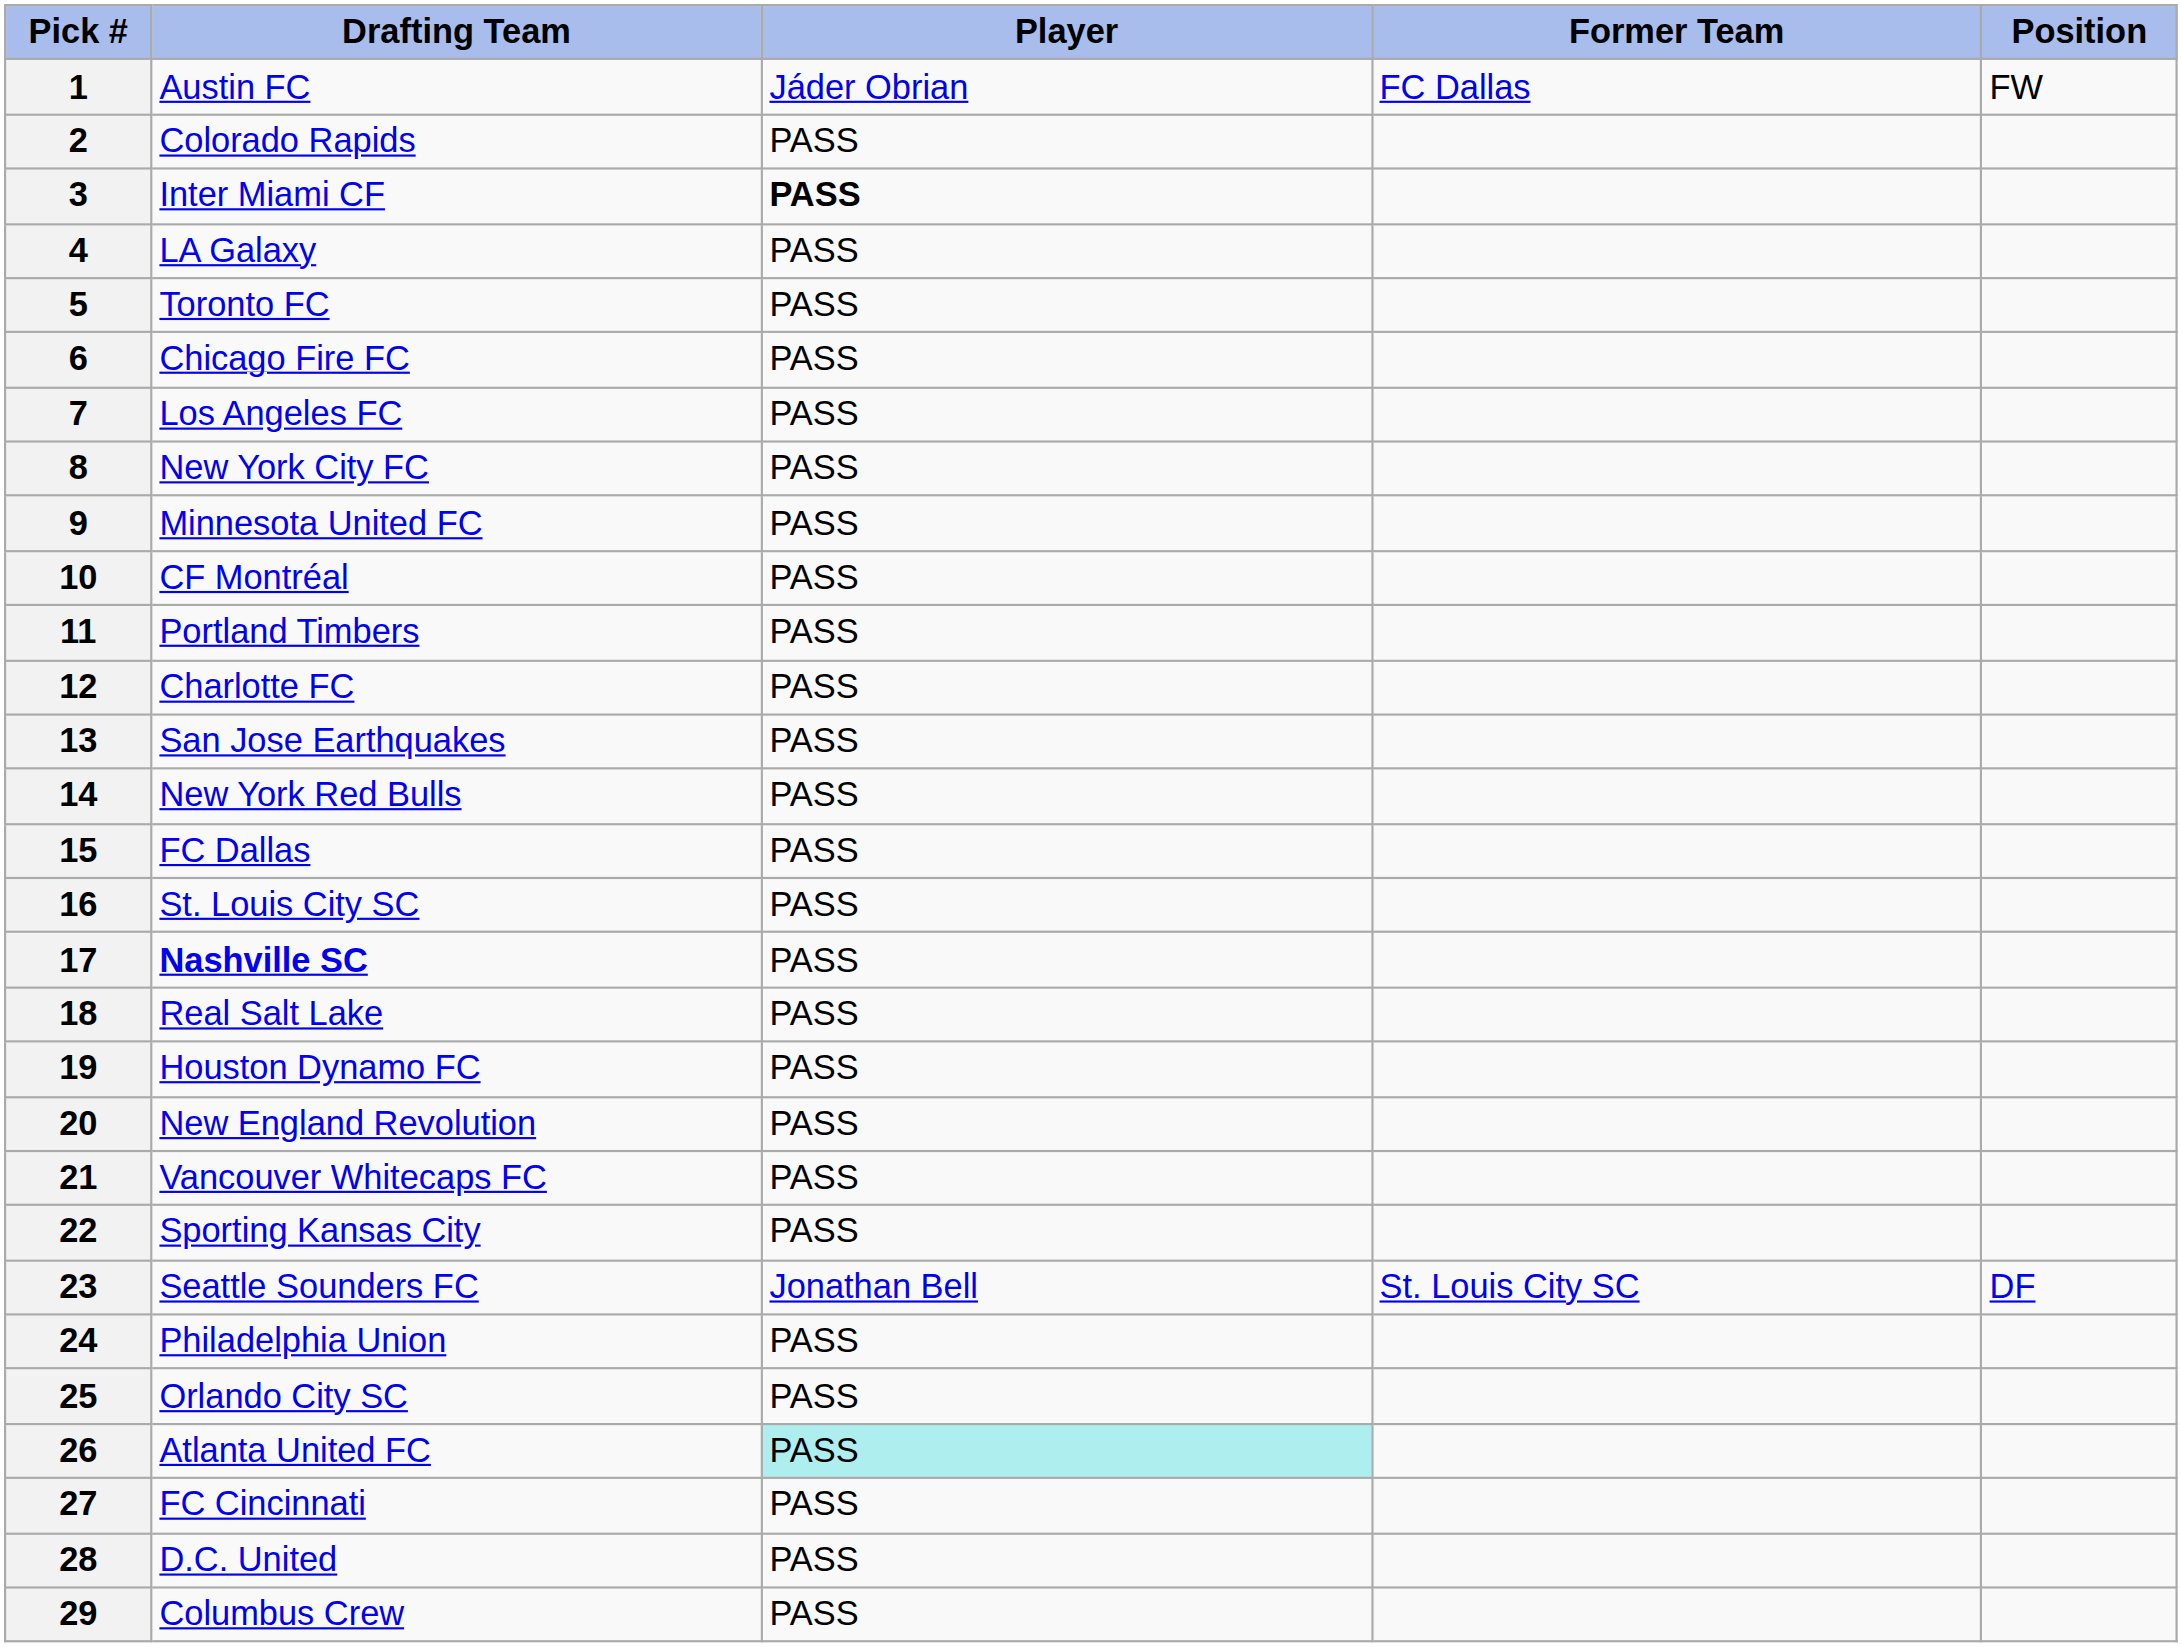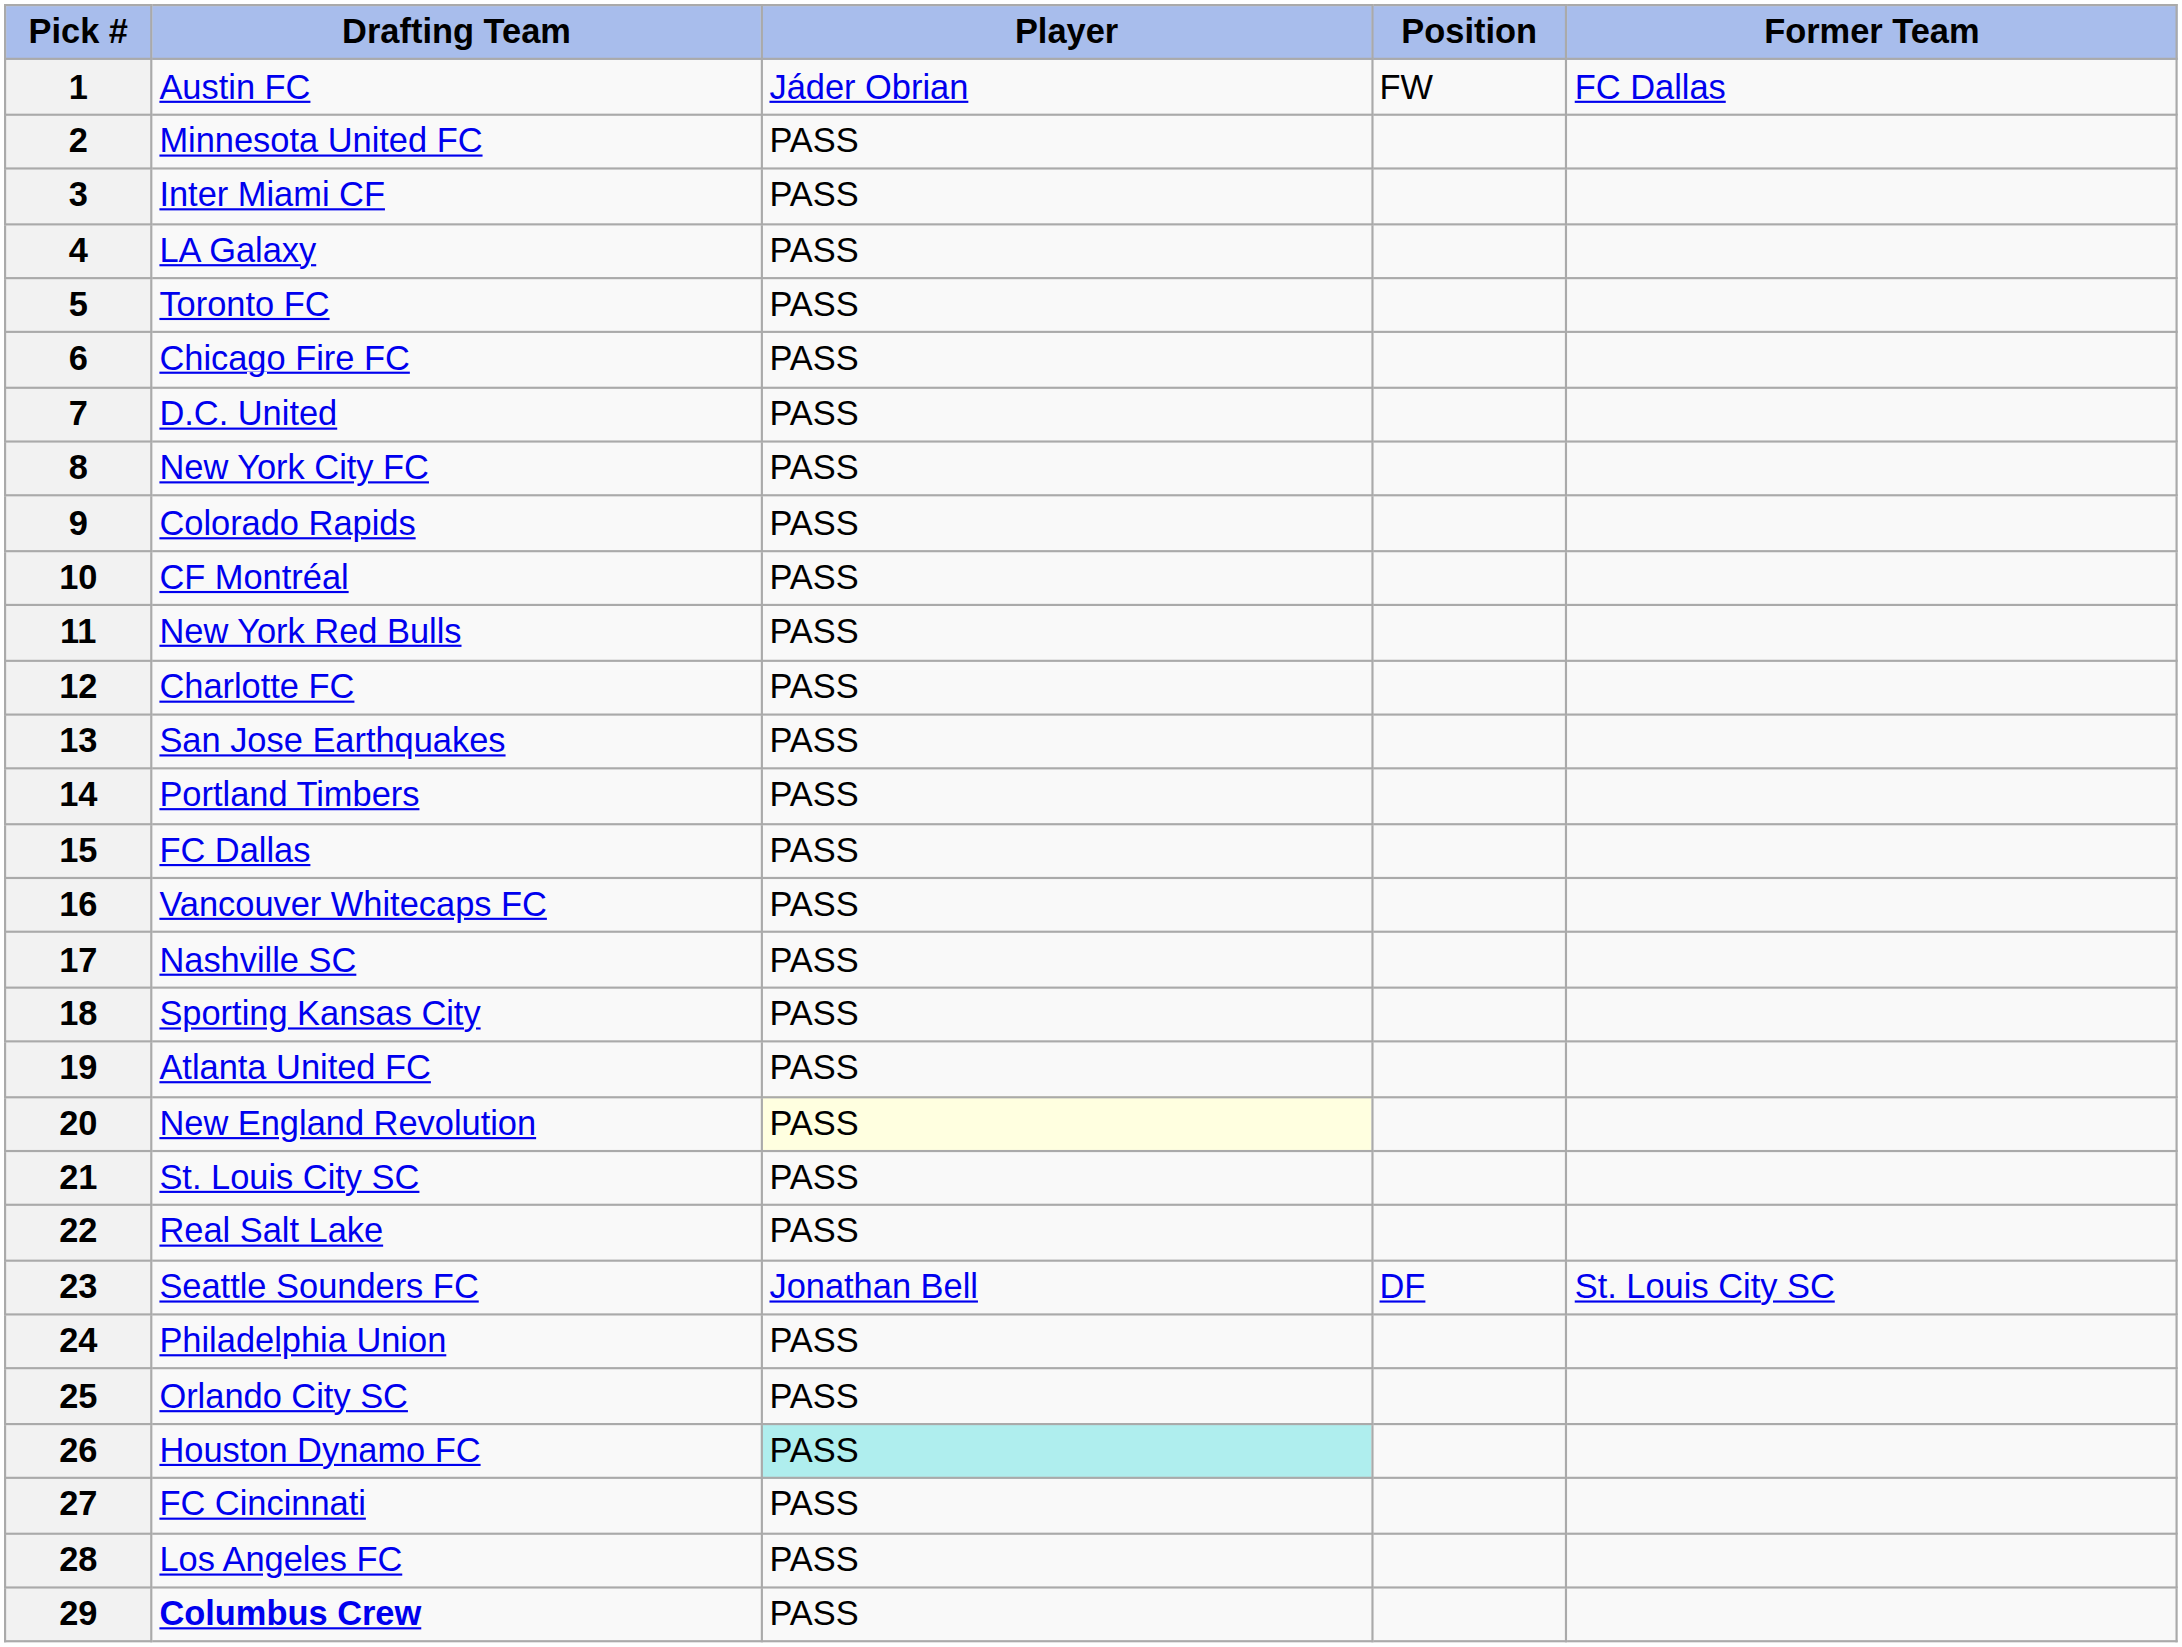columns swapped: (2079, 31) <-> (1677, 31)
(288, 140) Colorado Rapids -> (321, 140) Minnesota United FC
(815, 195) bold -> (814, 195) normal
(281, 413) Los Angeles FC -> (248, 413) D.C. United
(321, 522) Minnesota United FC -> (288, 522) Colorado Rapids
(289, 631) Portland Timbers -> (310, 631) New York Red Bulls
(310, 795) New York Red Bulls -> (289, 795) Portland Timbers
(289, 904) St. Louis City SC -> (353, 904) Vancouver Whitecaps FC
(264, 959) bold -> (258, 959) normal
(271, 1013) Real Salt Lake -> (320, 1013) Sporting Kansas City
(320, 1068) Houston Dynamo FC -> (295, 1068) Atlanta United FC
(814, 1122) no background -> (814, 1122) lightyellow background
(353, 1177) Vancouver Whitecaps FC -> (289, 1177) St. Louis City SC
(320, 1232) Sporting Kansas City -> (271, 1232) Real Salt Lake
(295, 1450) Atlanta United FC -> (320, 1450) Houston Dynamo FC
(248, 1559) D.C. United -> (281, 1559) Los Angeles FC
(282, 1613) normal -> (290, 1613) bold
